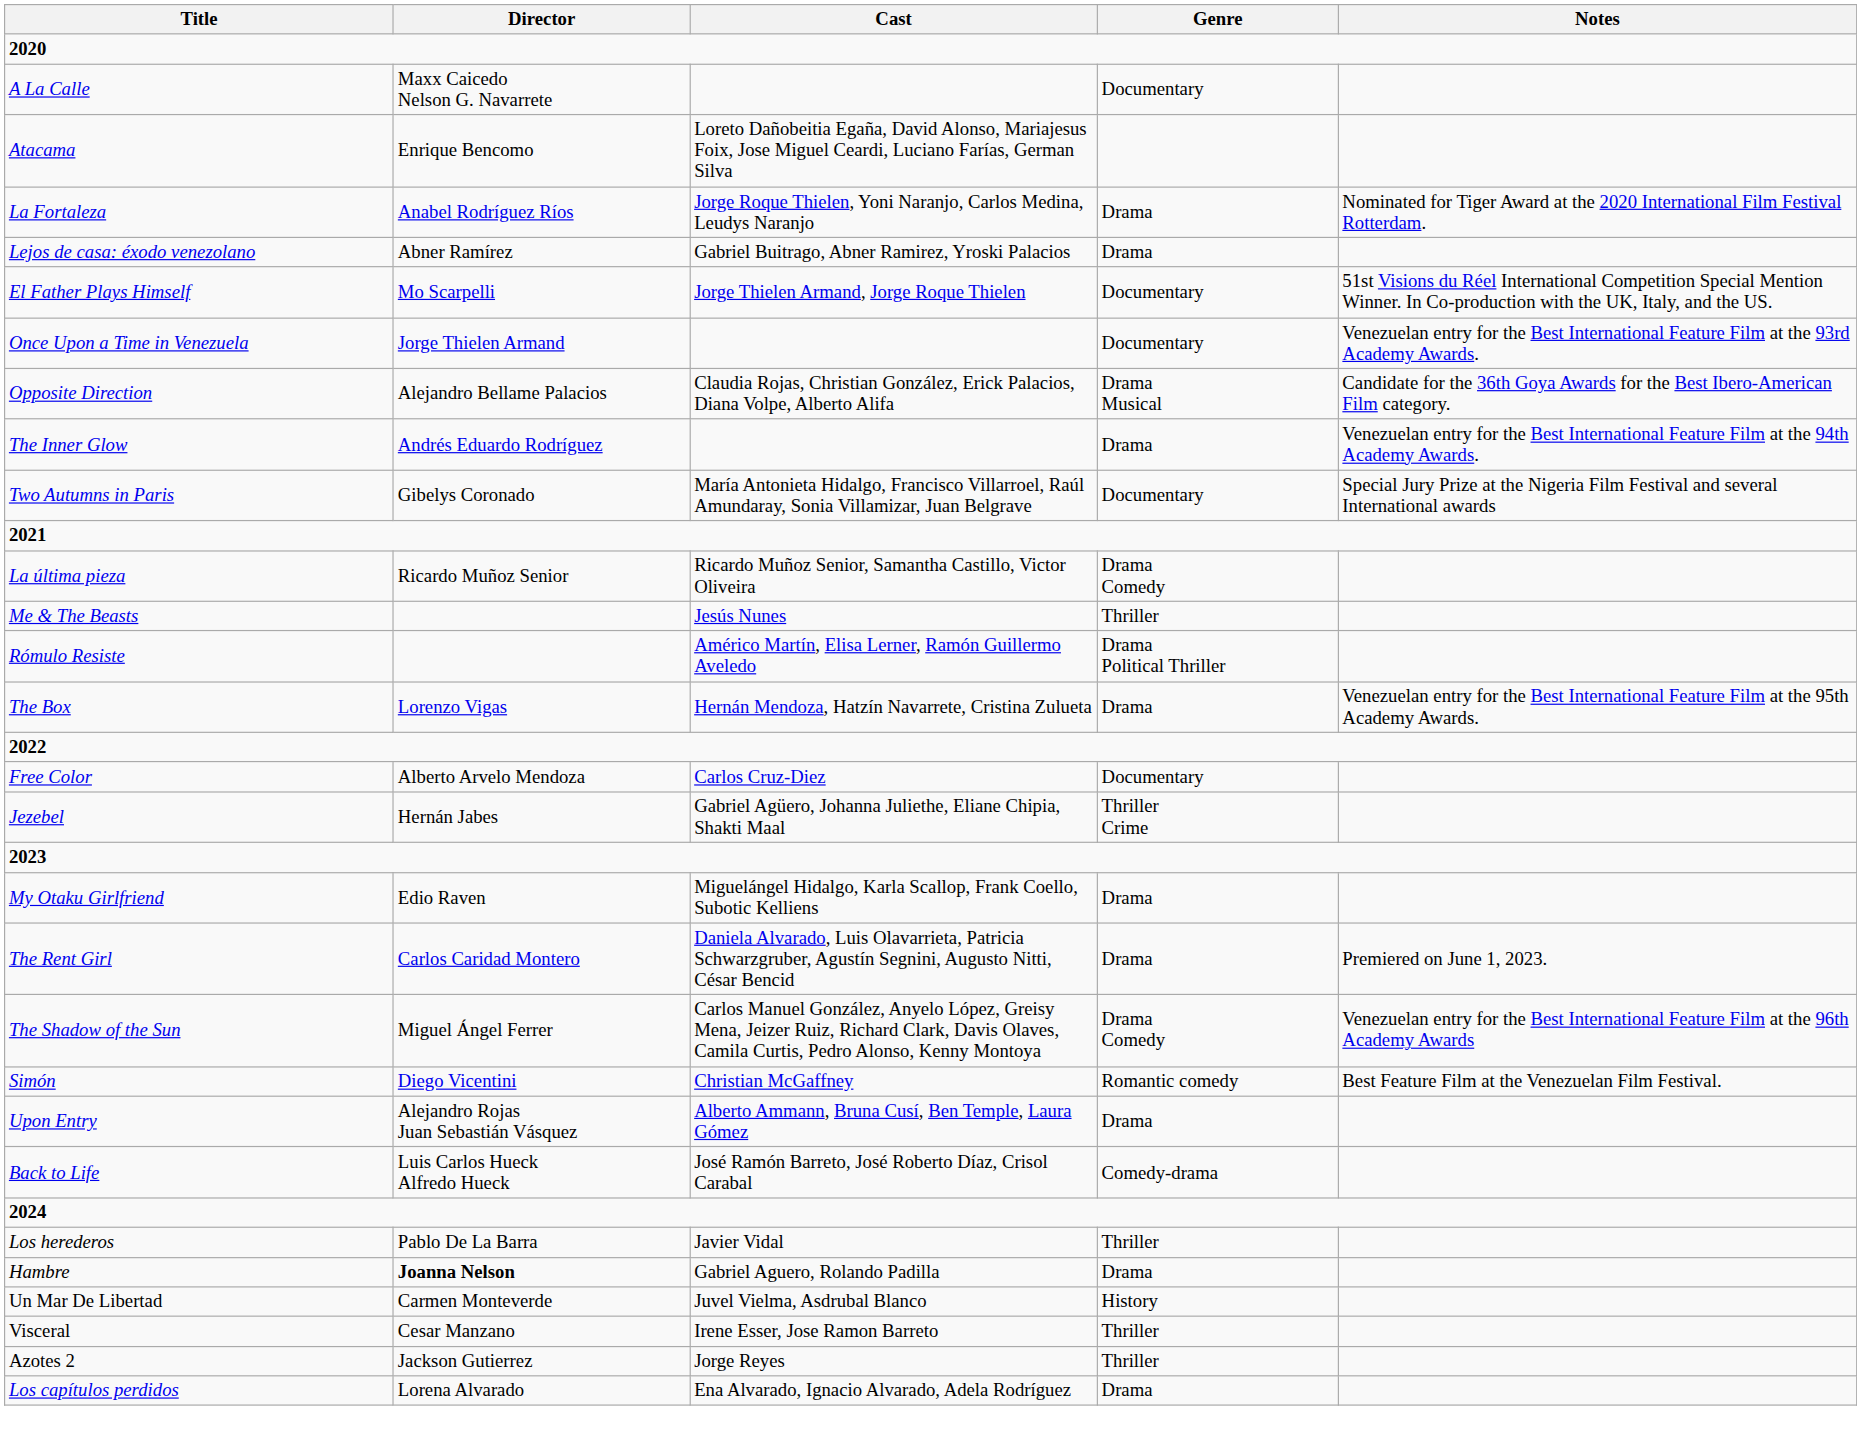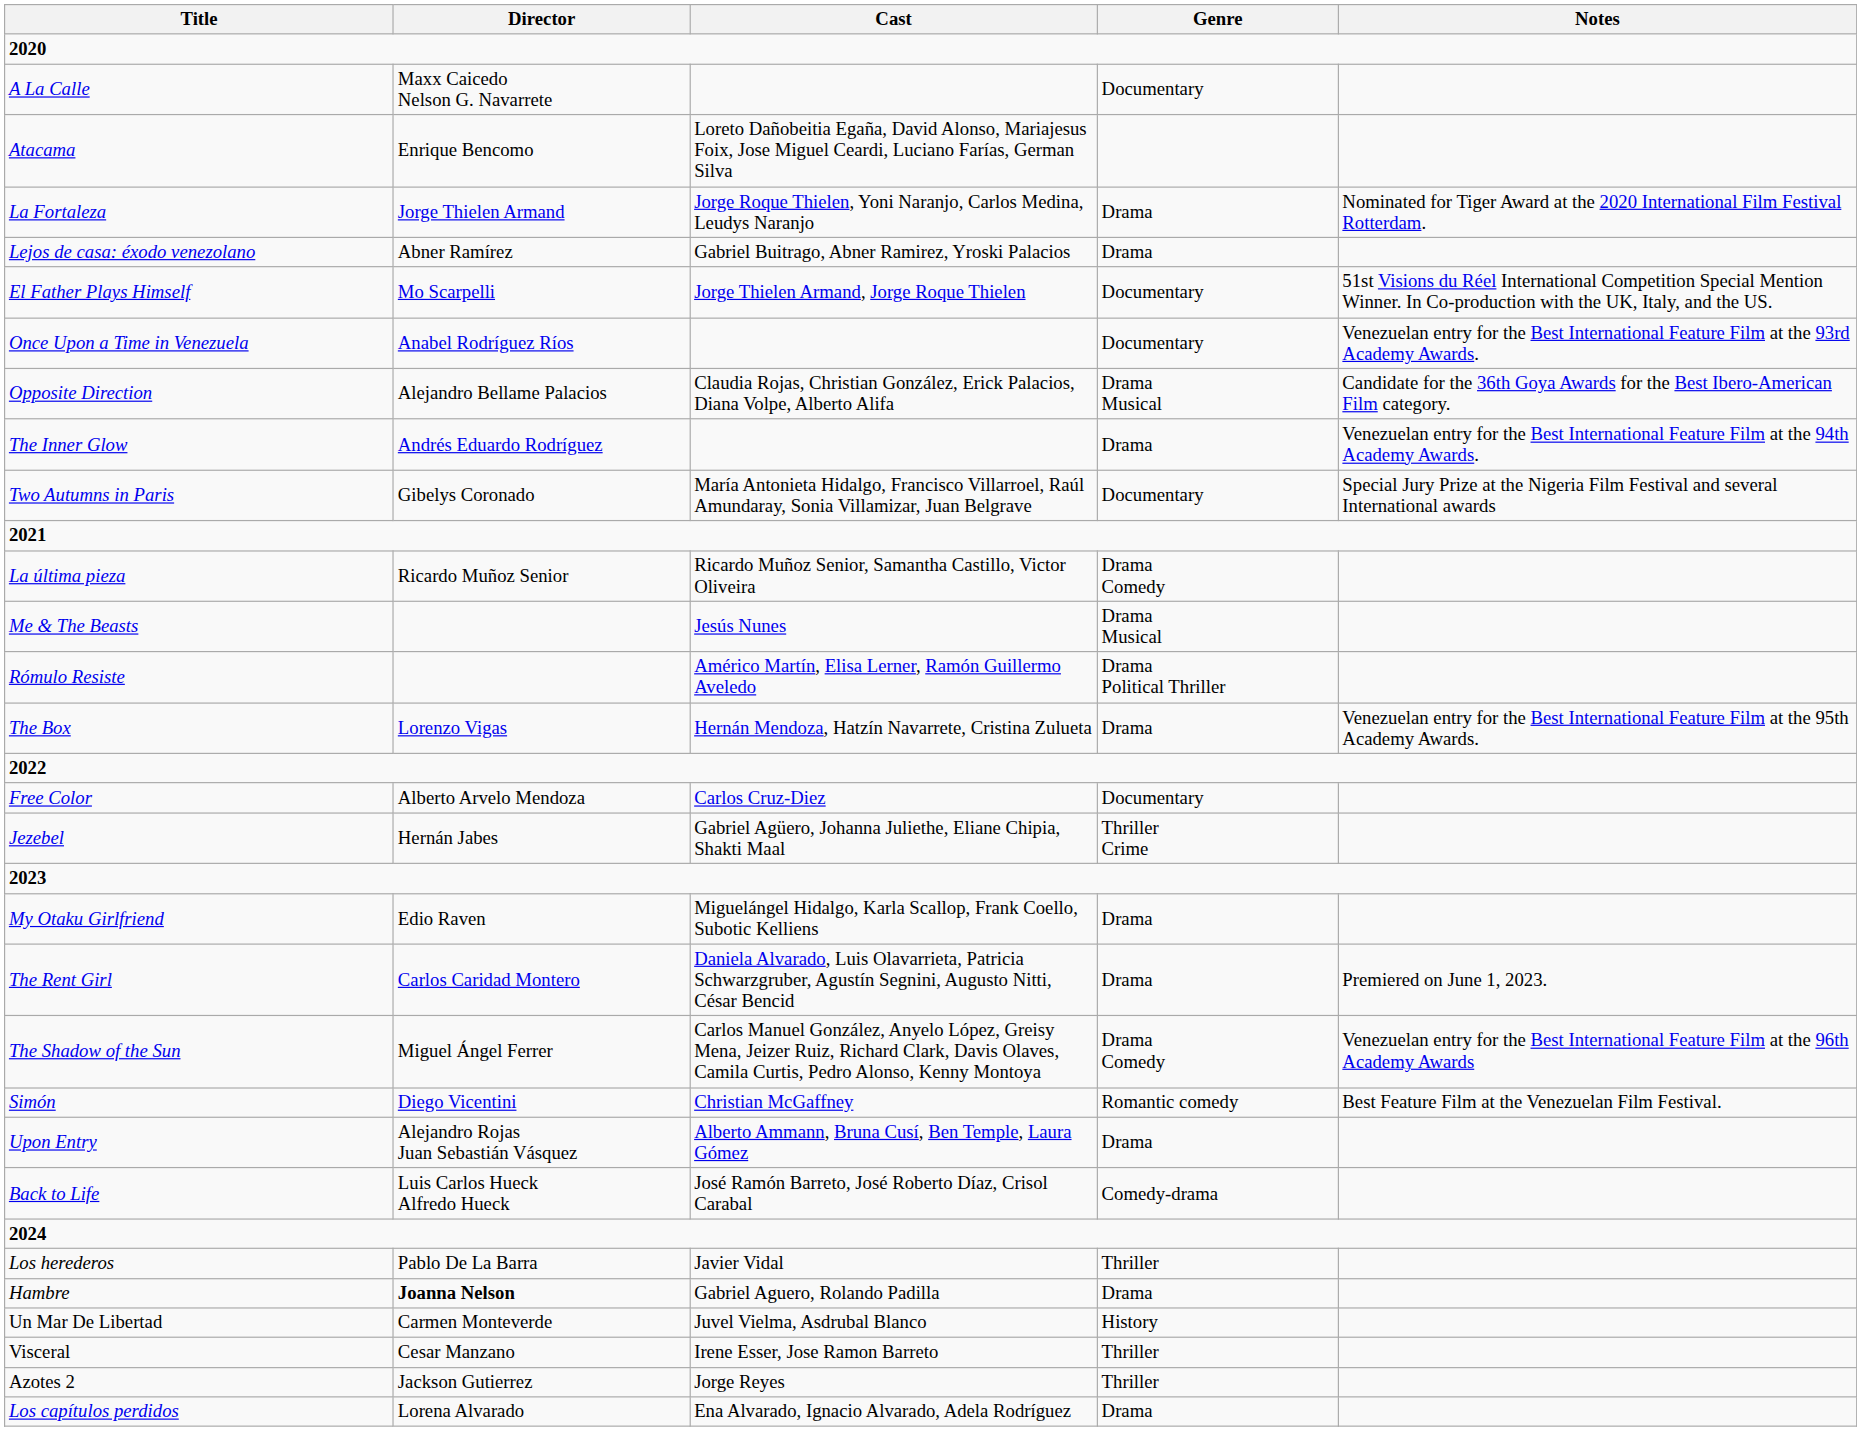(486, 211) Anabel Rodríguez Ríos -> (481, 211) Jorge Thielen Armand
(481, 342) Jorge Thielen Armand -> (486, 342) Anabel Rodríguez Ríos
(1130, 615) Thriller -> (1132, 626) Drama Musical
